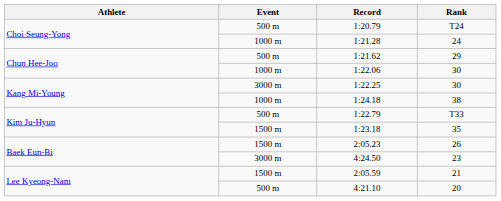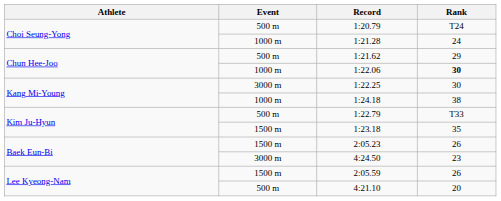(456, 71) normal -> (456, 71) bold
(456, 174) 21 -> (456, 174) 26
